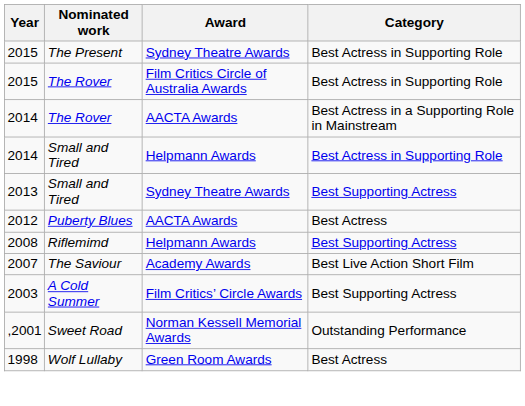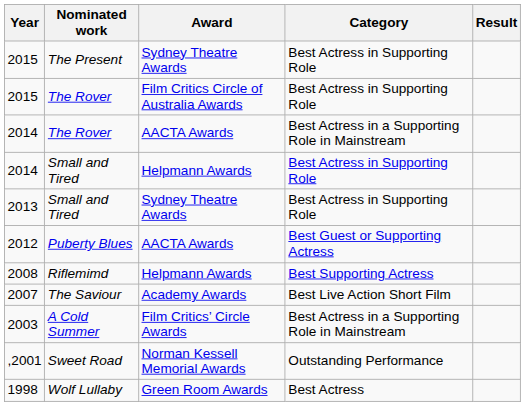+ column: (496, 22)
(384, 191) Best Supporting Actress -> (368, 207) Best Actress in Supporting Role
(349, 221) Best Actress -> (365, 244) Best Guest or Supporting Actress
(384, 293) Best Supporting Actress -> (374, 324) Best Actress in a Supporting Role in Mainstream
